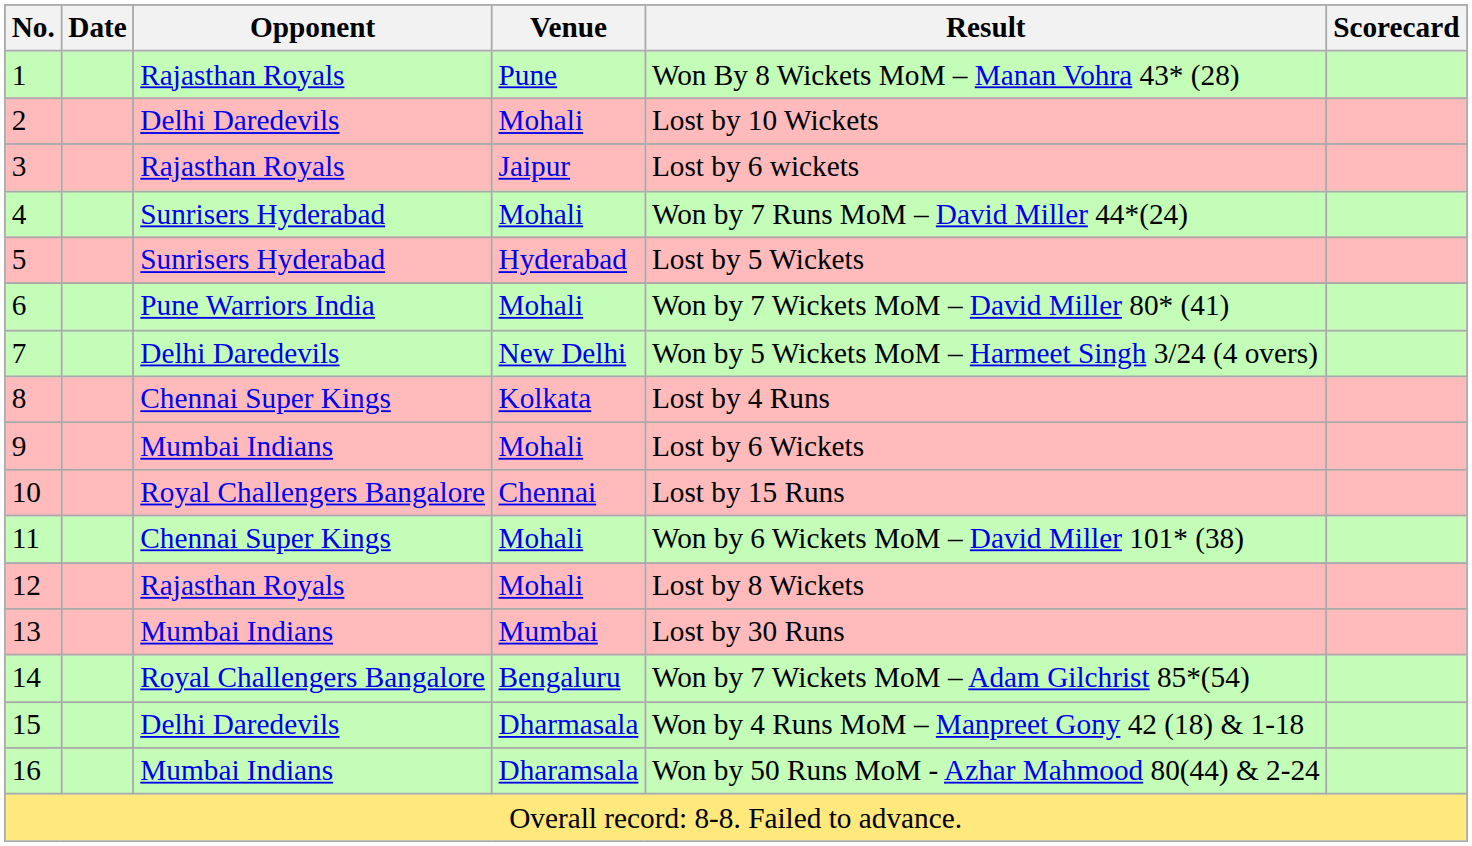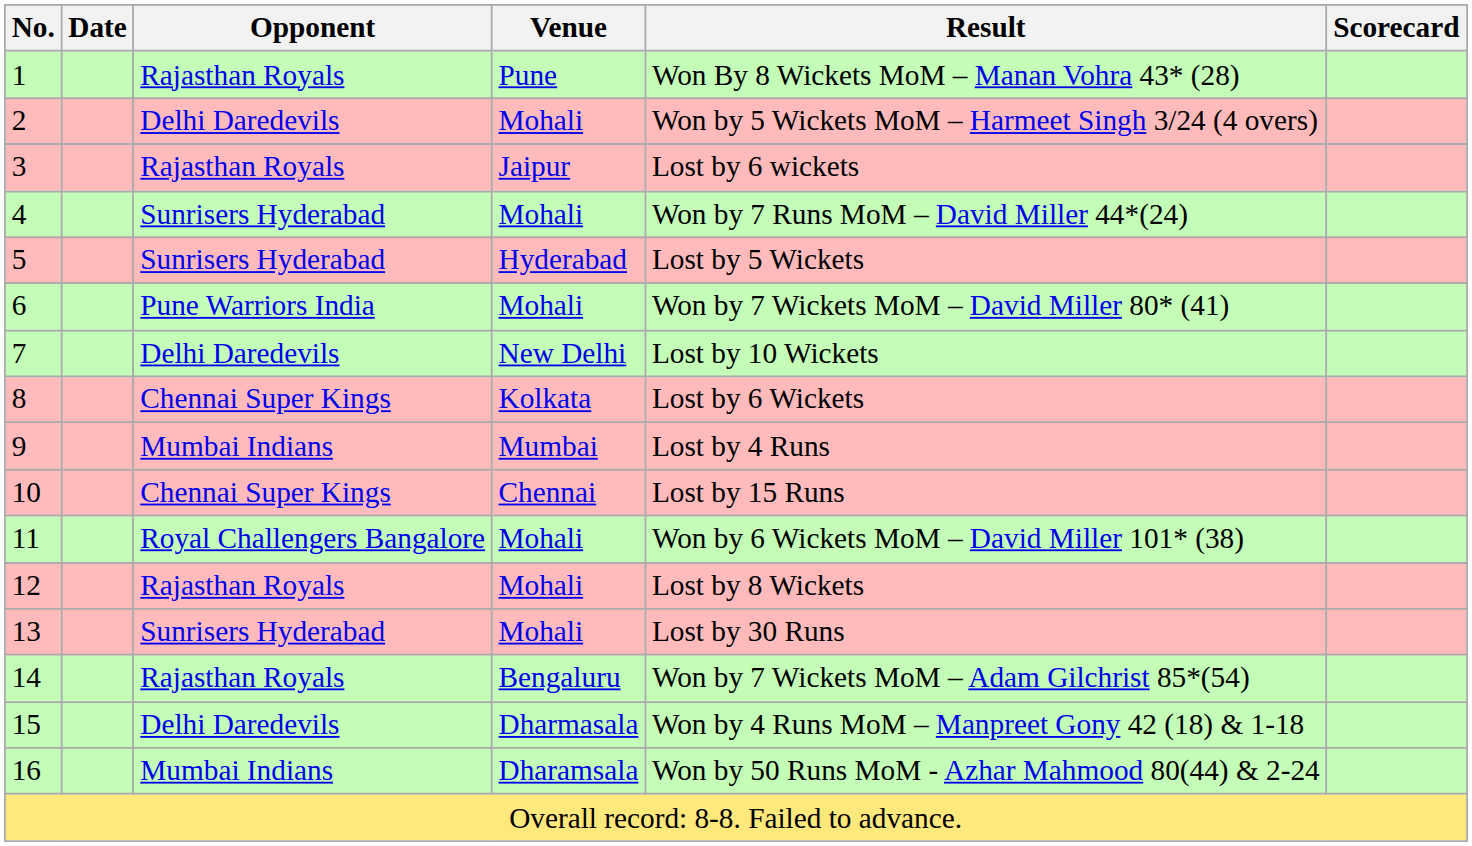(765, 120) Lost by 10 Wickets -> (985, 120) Won by 5 Wickets MoM – Harmeet Singh 3/24 (4 overs)
(985, 352) Won by 5 Wickets MoM – Harmeet Singh 3/24 (4 overs) -> (765, 352) Lost by 10 Wickets
(741, 399) Lost by 4 Runs -> (758, 399) Lost by 6 Wickets
(541, 445) Mohali -> (548, 445) Mumbai
(758, 445) Lost by 6 Wickets -> (741, 445) Lost by 4 Runs
(313, 492) Royal Challengers Bangalore -> (266, 492) Chennai Super Kings
(266, 538) Chennai Super Kings -> (313, 538) Royal Challengers Bangalore
(237, 631) Mumbai Indians -> (263, 631) Sunrisers Hyderabad
(548, 631) Mumbai -> (541, 631) Mohali
(313, 677) Royal Challengers Bangalore -> (242, 677) Rajasthan Royals
